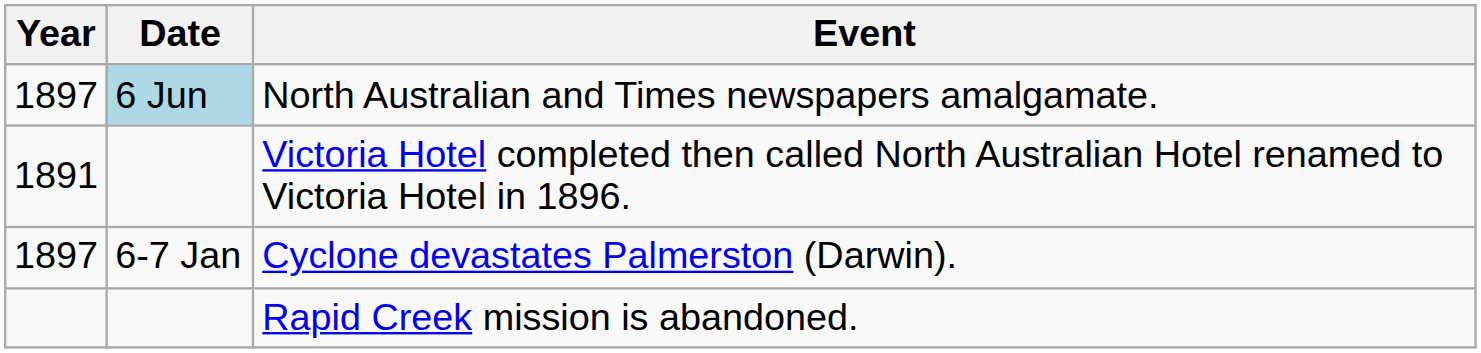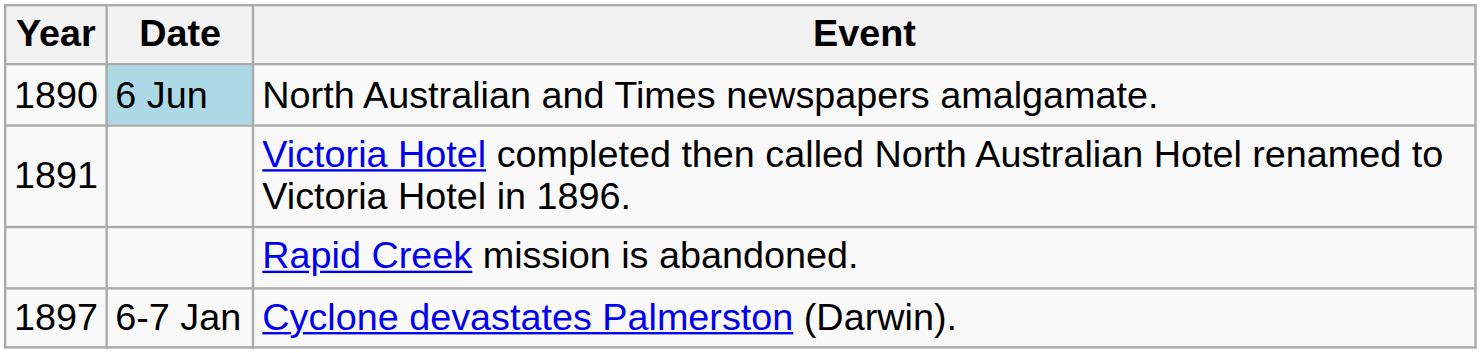(56, 94) 1897 -> (56, 94) 1890
rows swapped: (560, 316) <-> (610, 256)
